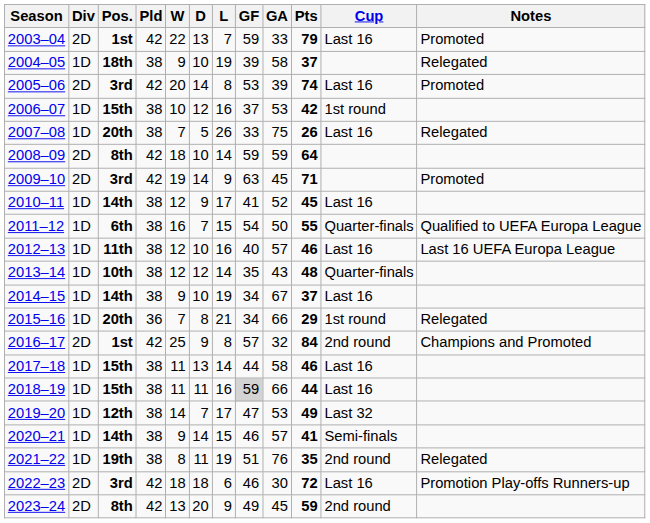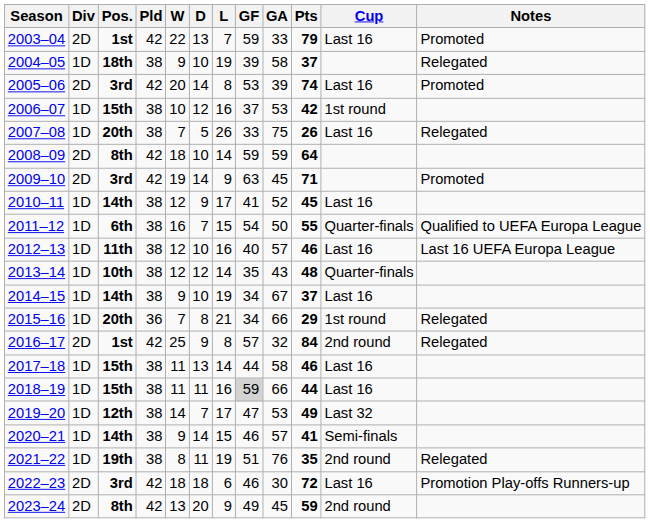(506, 343) Champions and Promoted -> (454, 343) Relegated
